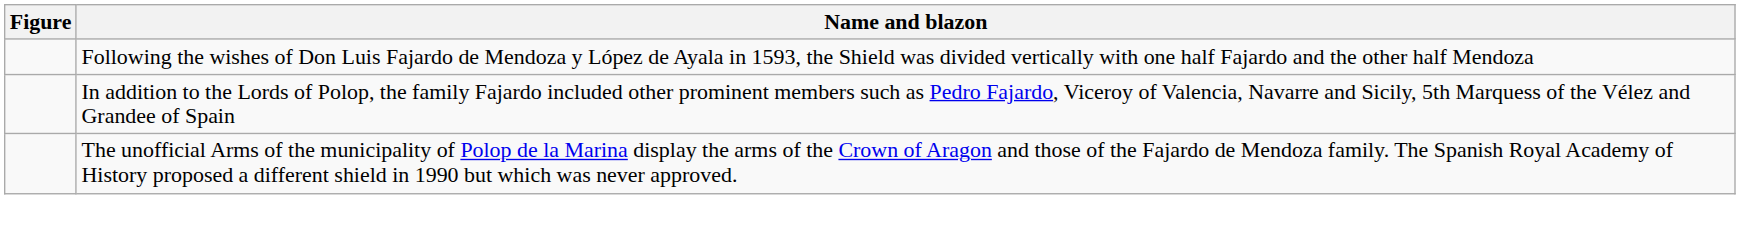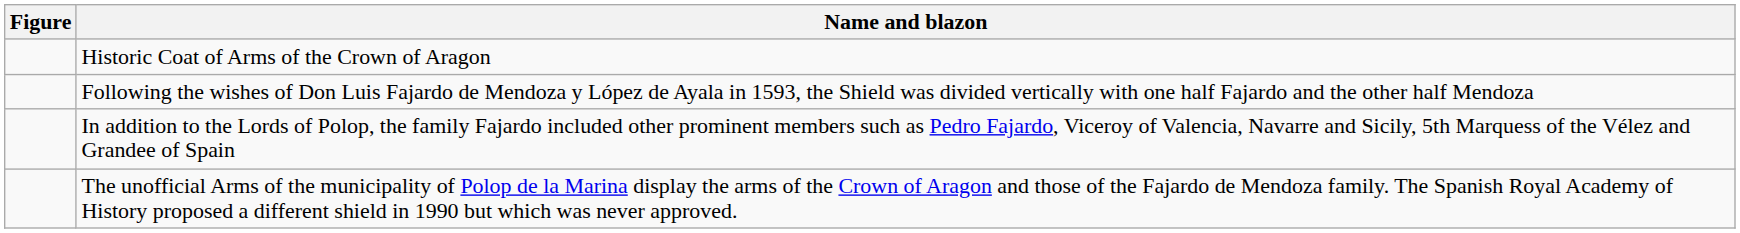+ row: (286, 56)
